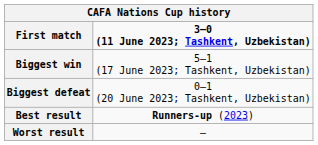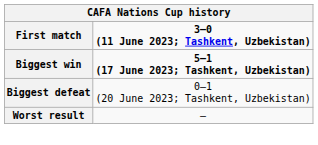(203, 64) normal -> (203, 64) bold
- row: (49, 115)
